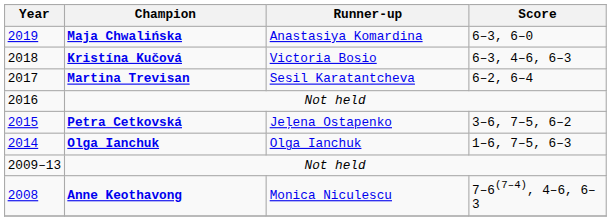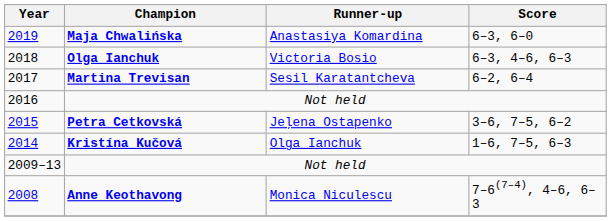(125, 58) Kristína Kučová -> (113, 58) Olga Ianchuk
(113, 143) Olga Ianchuk -> (125, 143) Kristína Kučová
